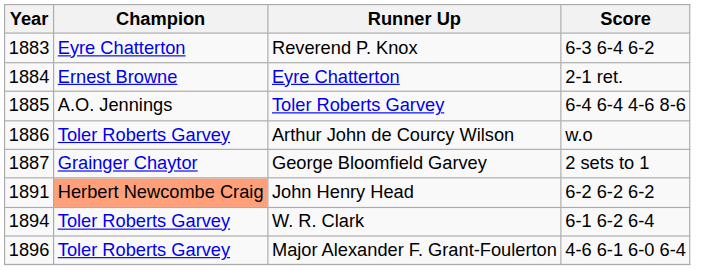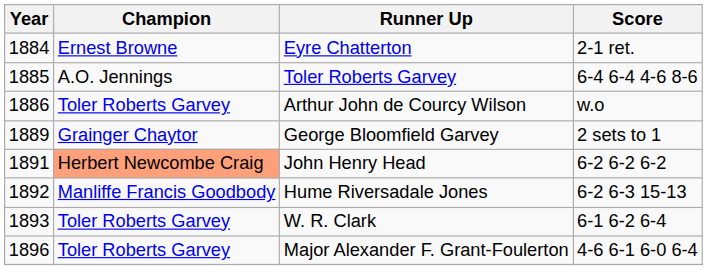- row: (345, 47)
(29, 163) 1887 -> (29, 134) 1889
+ row: (386, 192)
(29, 221) 1894 -> (29, 221) 1893
